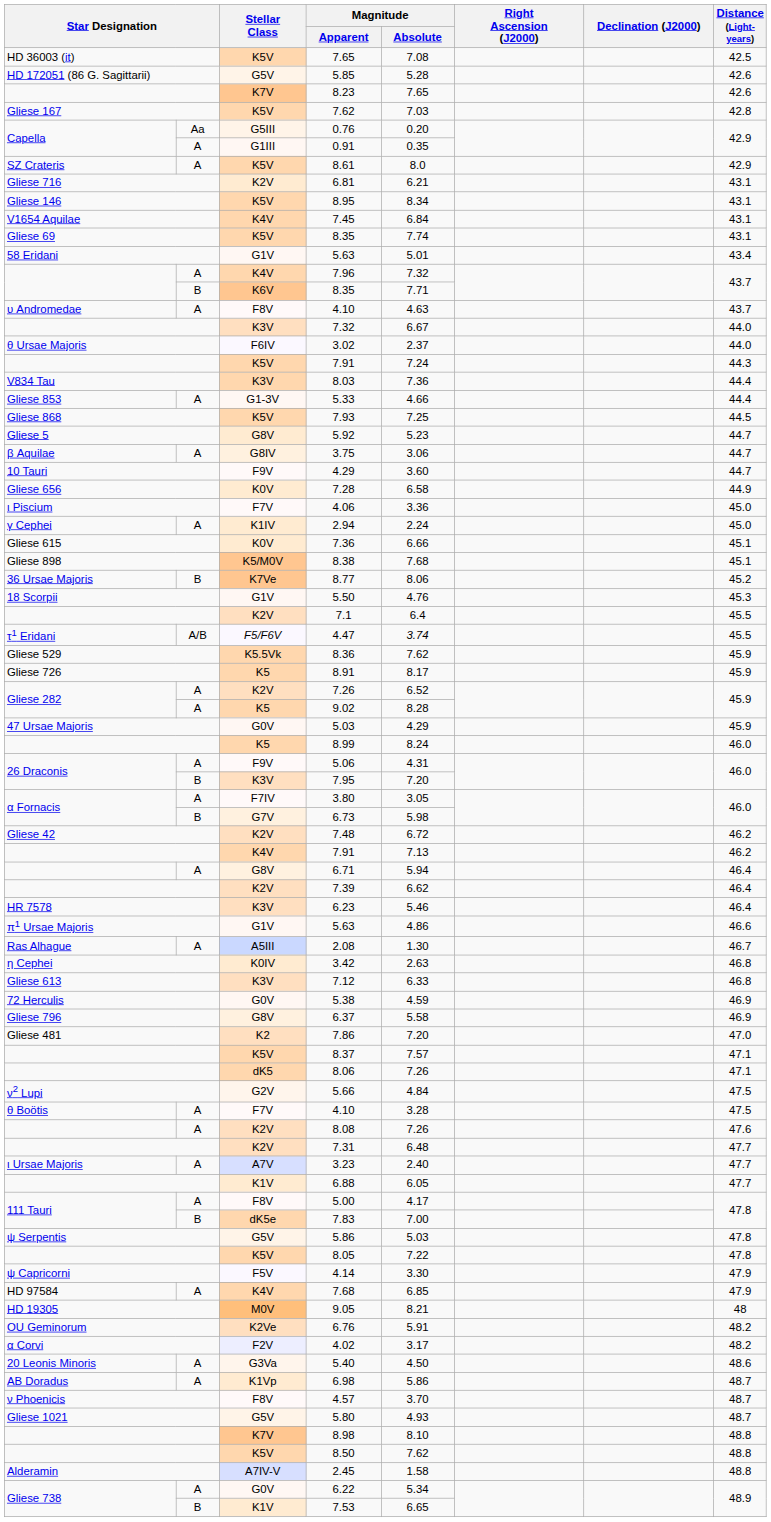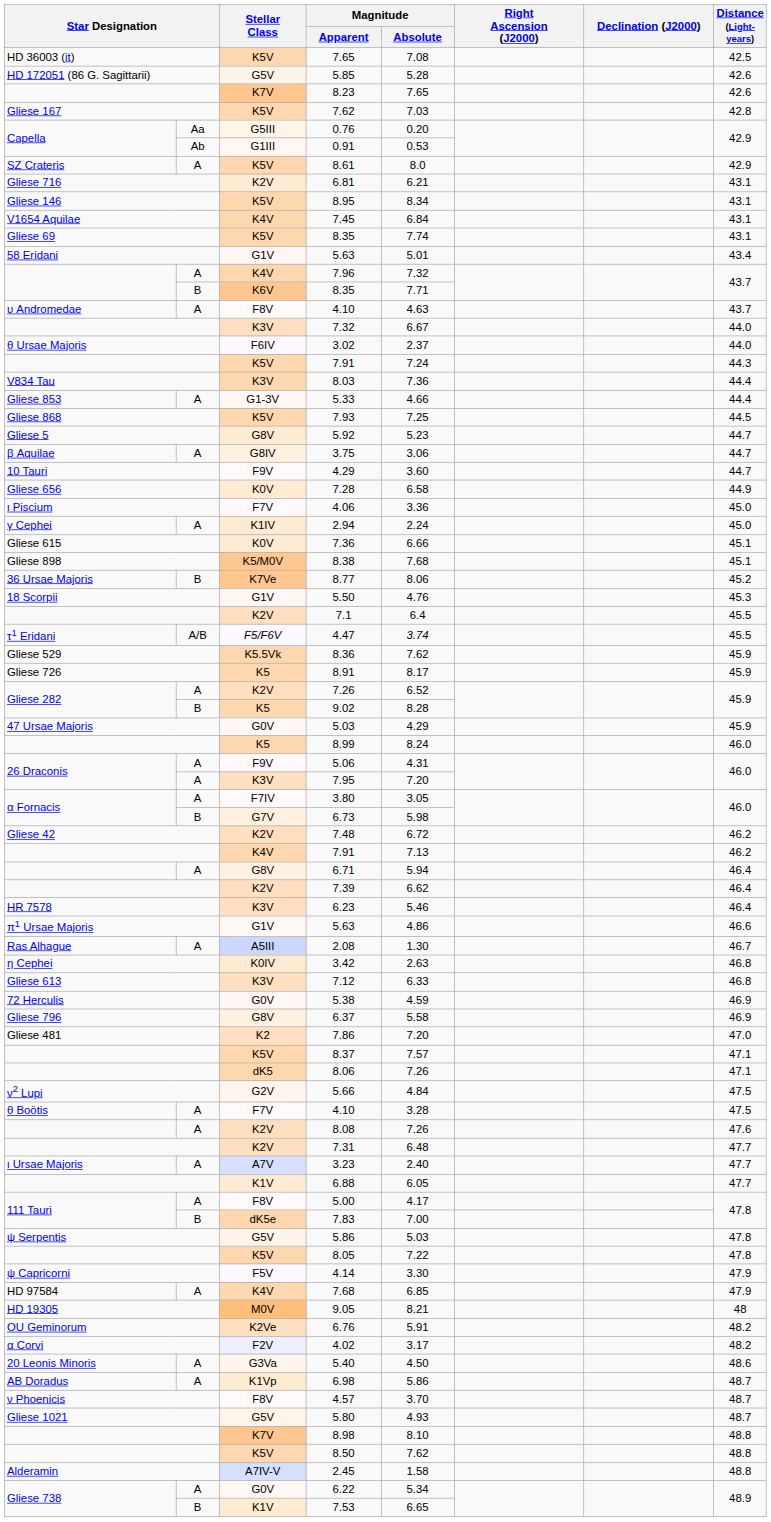(198, 147) A -> (198, 147) Ab
(418, 147) 0.35 -> (418, 147) 0.53
(198, 708) A -> (198, 708) B
(198, 780) B -> (198, 780) A
